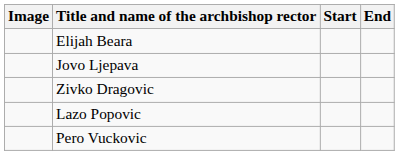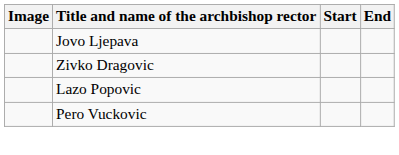- row: (94, 41)
